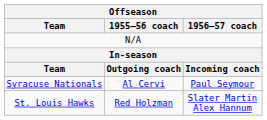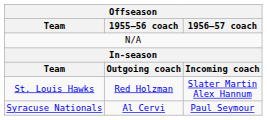rows swapped: (54, 103) <-> (54, 84)
